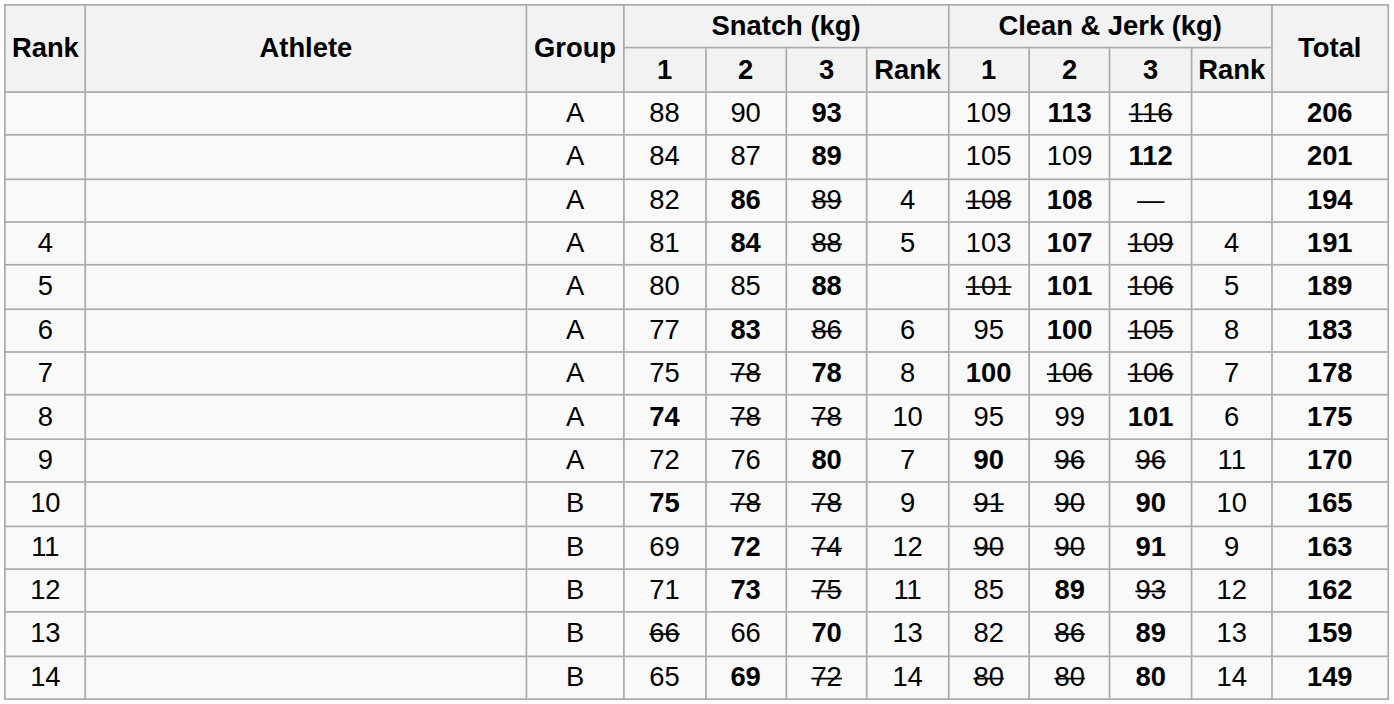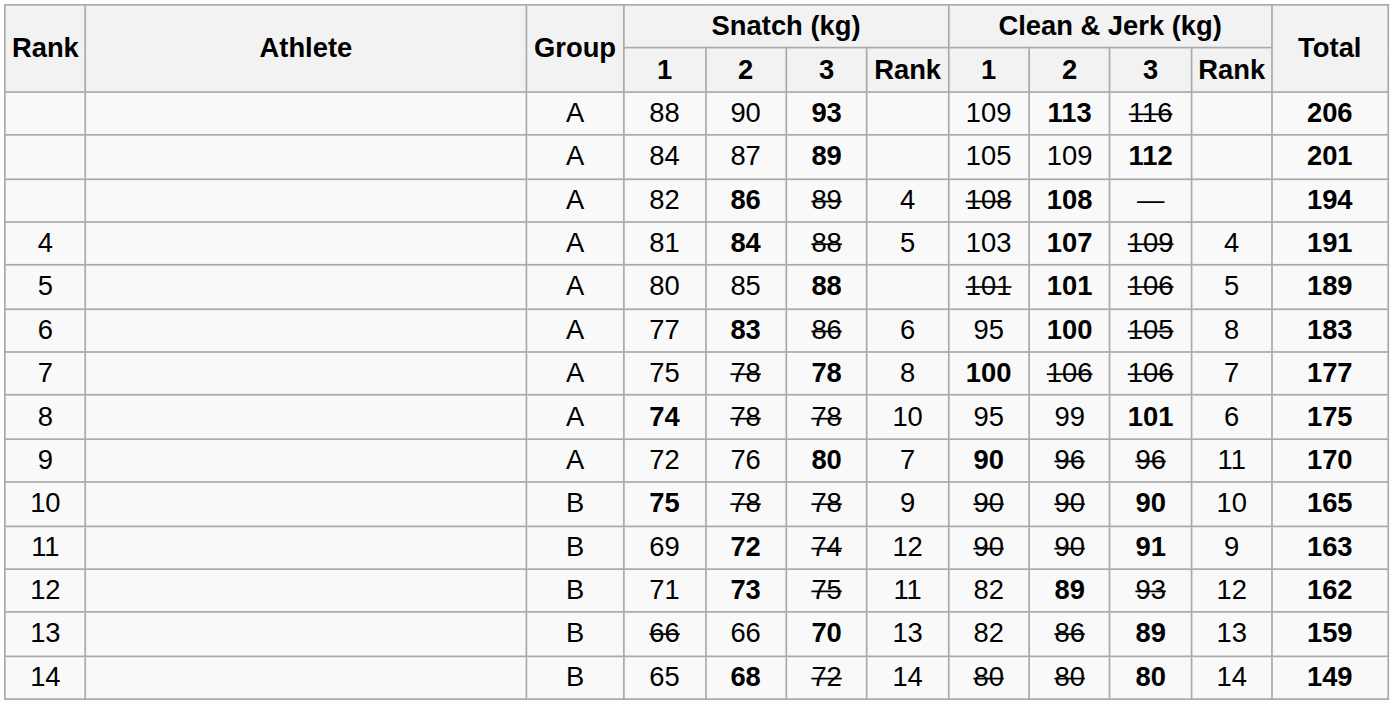(1330, 373) 178 -> (1330, 373) 177
(989, 503) 91 -> (989, 503) 90
(989, 590) 85 -> (989, 590) 82
(746, 677) 69 -> (746, 677) 68
